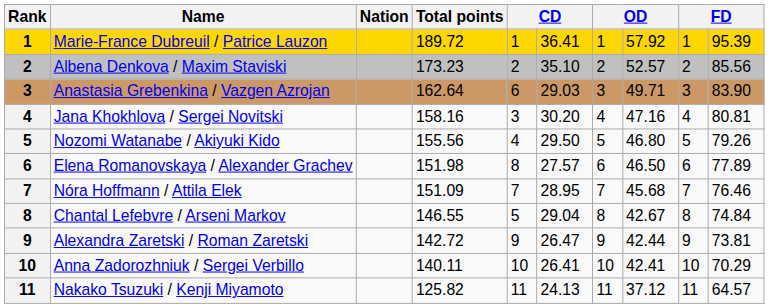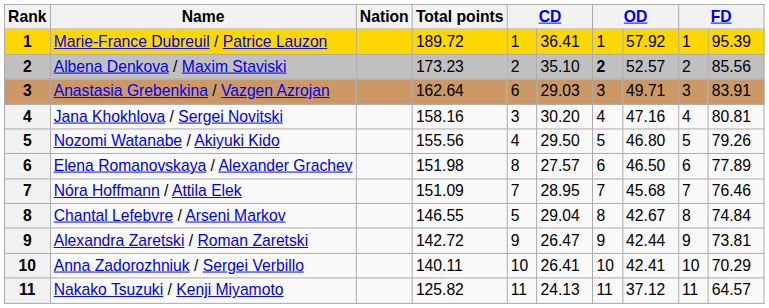(601, 66) normal -> (601, 66) bold
(731, 91) 83.90 -> (731, 91) 83.91
